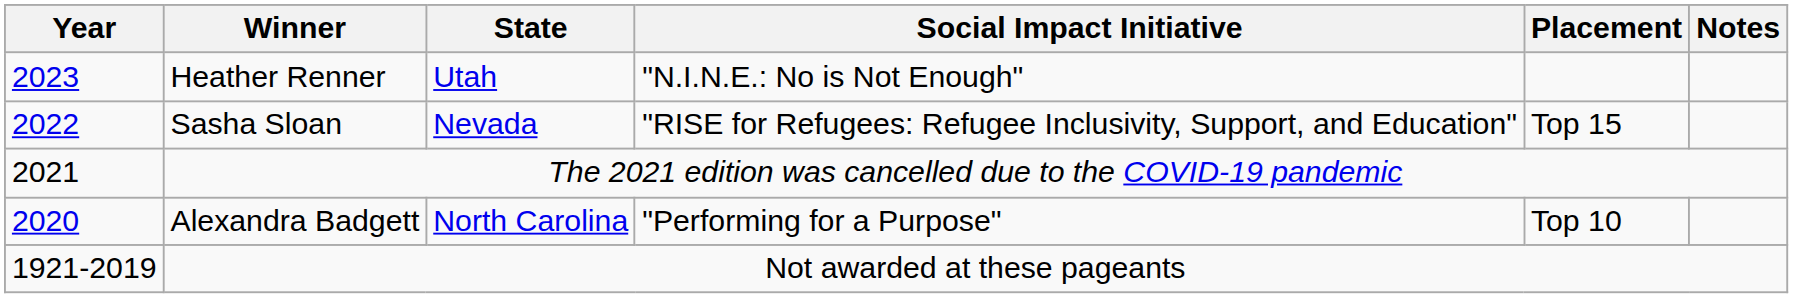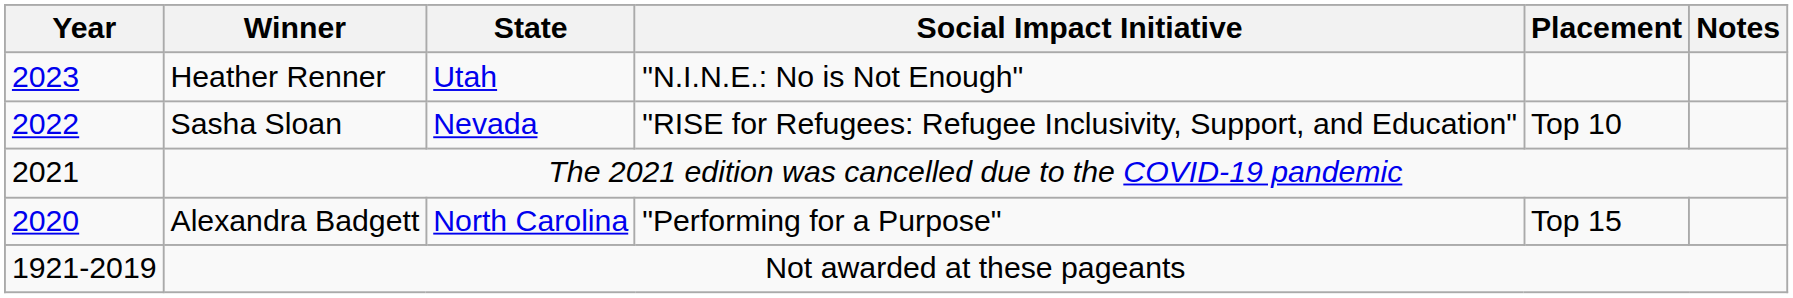(1576, 124) Top 15 -> (1576, 124) Top 10
(1576, 220) Top 10 -> (1576, 220) Top 15
